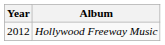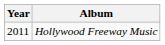(18, 31) 2012 -> (18, 31) 2011
